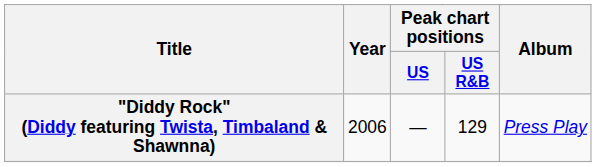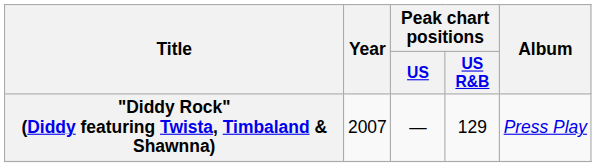(367, 127) 2006 -> (367, 127) 2007
